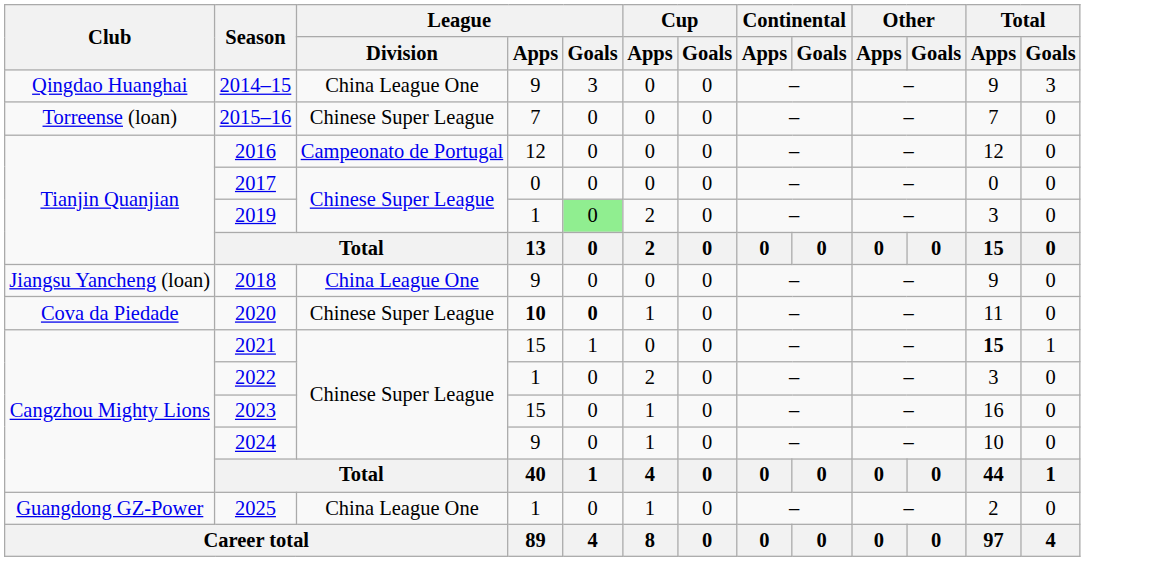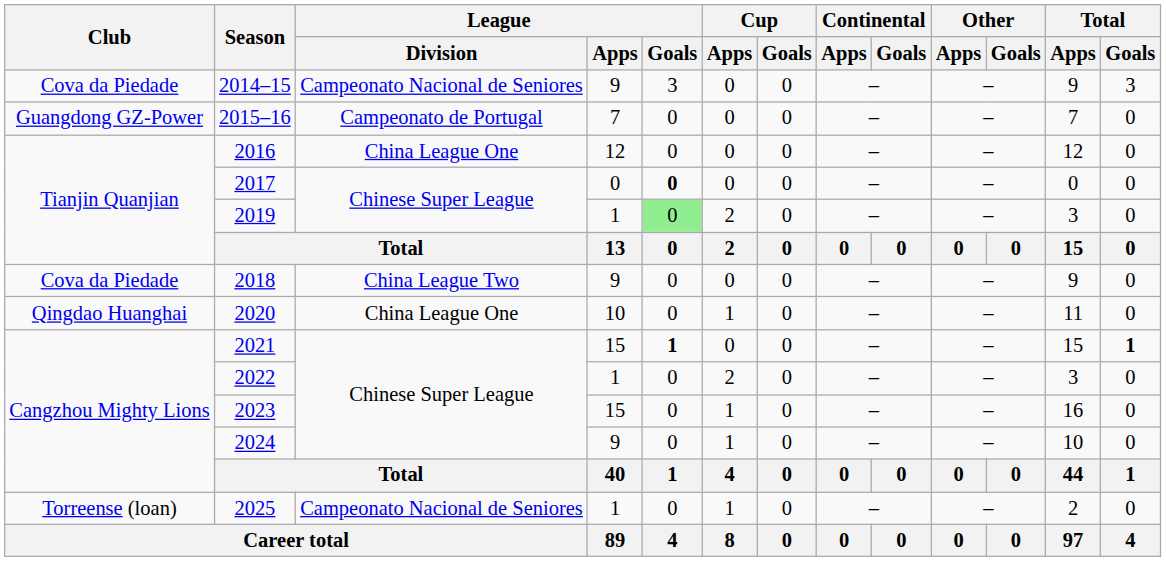(110, 85) Qingdao Huanghai -> (109, 85) Cova da Piedade
(402, 85) China League One -> (441, 85) Campeonato Nacional de Seniores
(110, 118) Torreense (loan) -> (109, 118) Guangdong GZ-Power
(402, 118) Chinese Super League -> (441, 118) Campeonato de Portugal
(402, 150) Campeonato de Portugal -> (441, 150) China League One
(593, 183) normal -> (672, 183) bold
(110, 280) Jiangsu Yancheng (loan) -> (109, 280) Cova da Piedade
(402, 280) China League One -> (441, 280) China League Two
(110, 313) Cova da Piedade -> (109, 313) Qingdao Huanghai
(402, 313) Chinese Super League -> (441, 313) China League One
(535, 313) bold -> (615, 313) normal
(593, 313) bold -> (672, 313) normal
(593, 345) normal -> (672, 345) bold
(993, 345) bold -> (1073, 345) normal
(1051, 345) normal -> (1130, 345) bold
(110, 507) Guangdong GZ-Power -> (109, 507) Torreense (loan)
(402, 507) China League One -> (441, 507) Campeonato Nacional de Seniores
